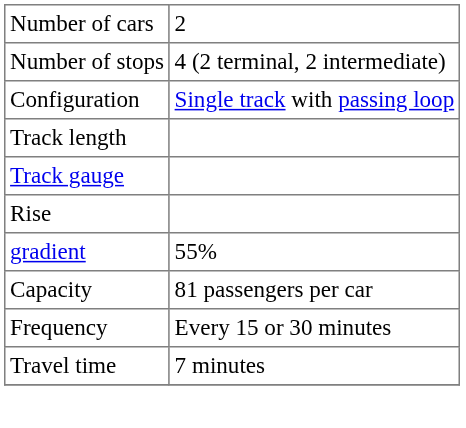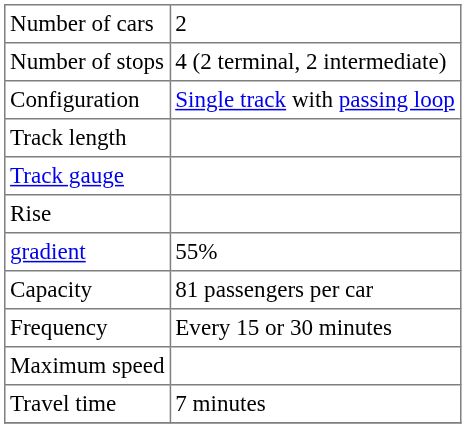+ row: (87, 365)
